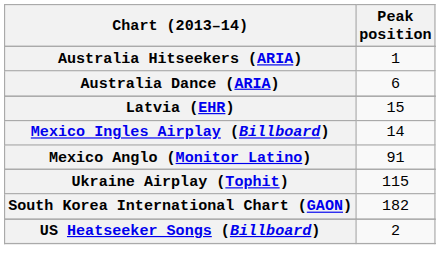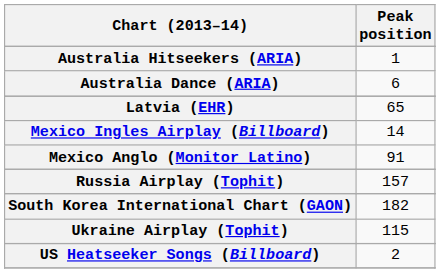(395, 108) 15 -> (395, 108) 65
+ row: (180, 182)
rows swapped: (180, 206) <-> (180, 182)
